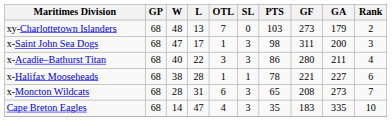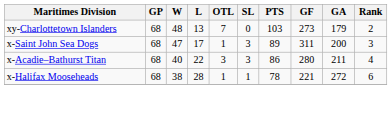(275, 44) 98 -> (275, 44) 89
(339, 76) 227 -> (339, 76) 272
- row: (48, 92)
- row: (47, 108)
